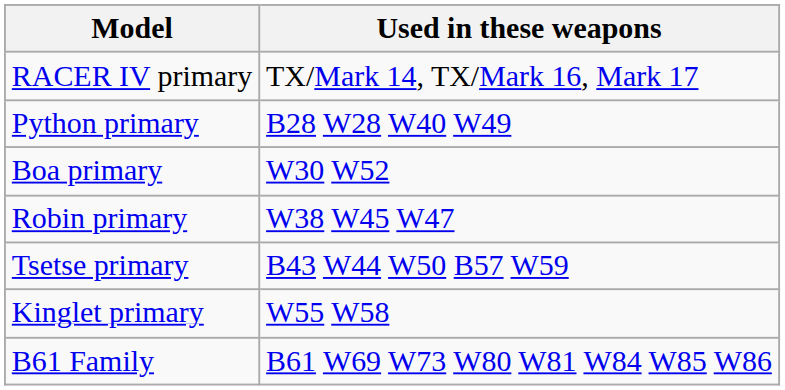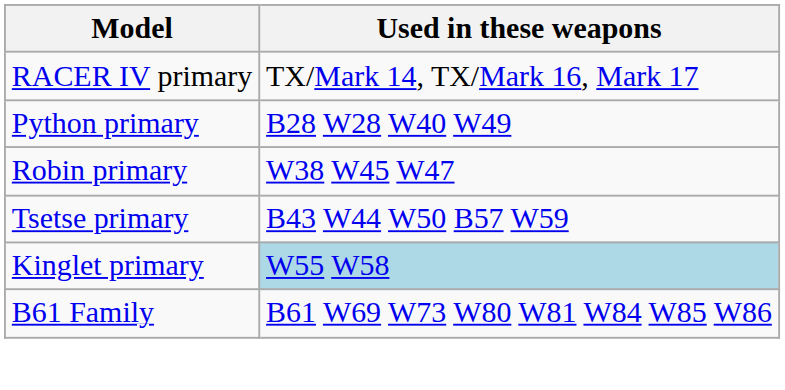- row: (87, 170)
(328, 312) no background -> (328, 265) lightblue background
